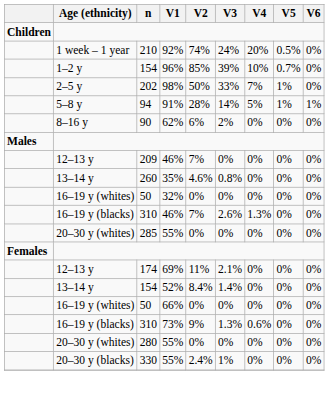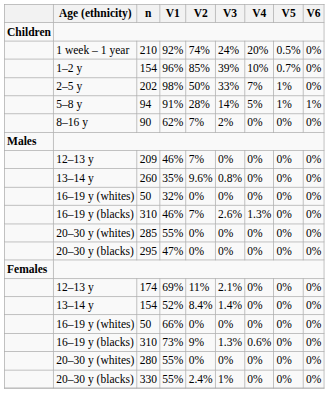(196, 123) 6% -> (196, 123) 7%
(201, 178) 4.6% -> (201, 178) 9.6%
+ row: (148, 251)
